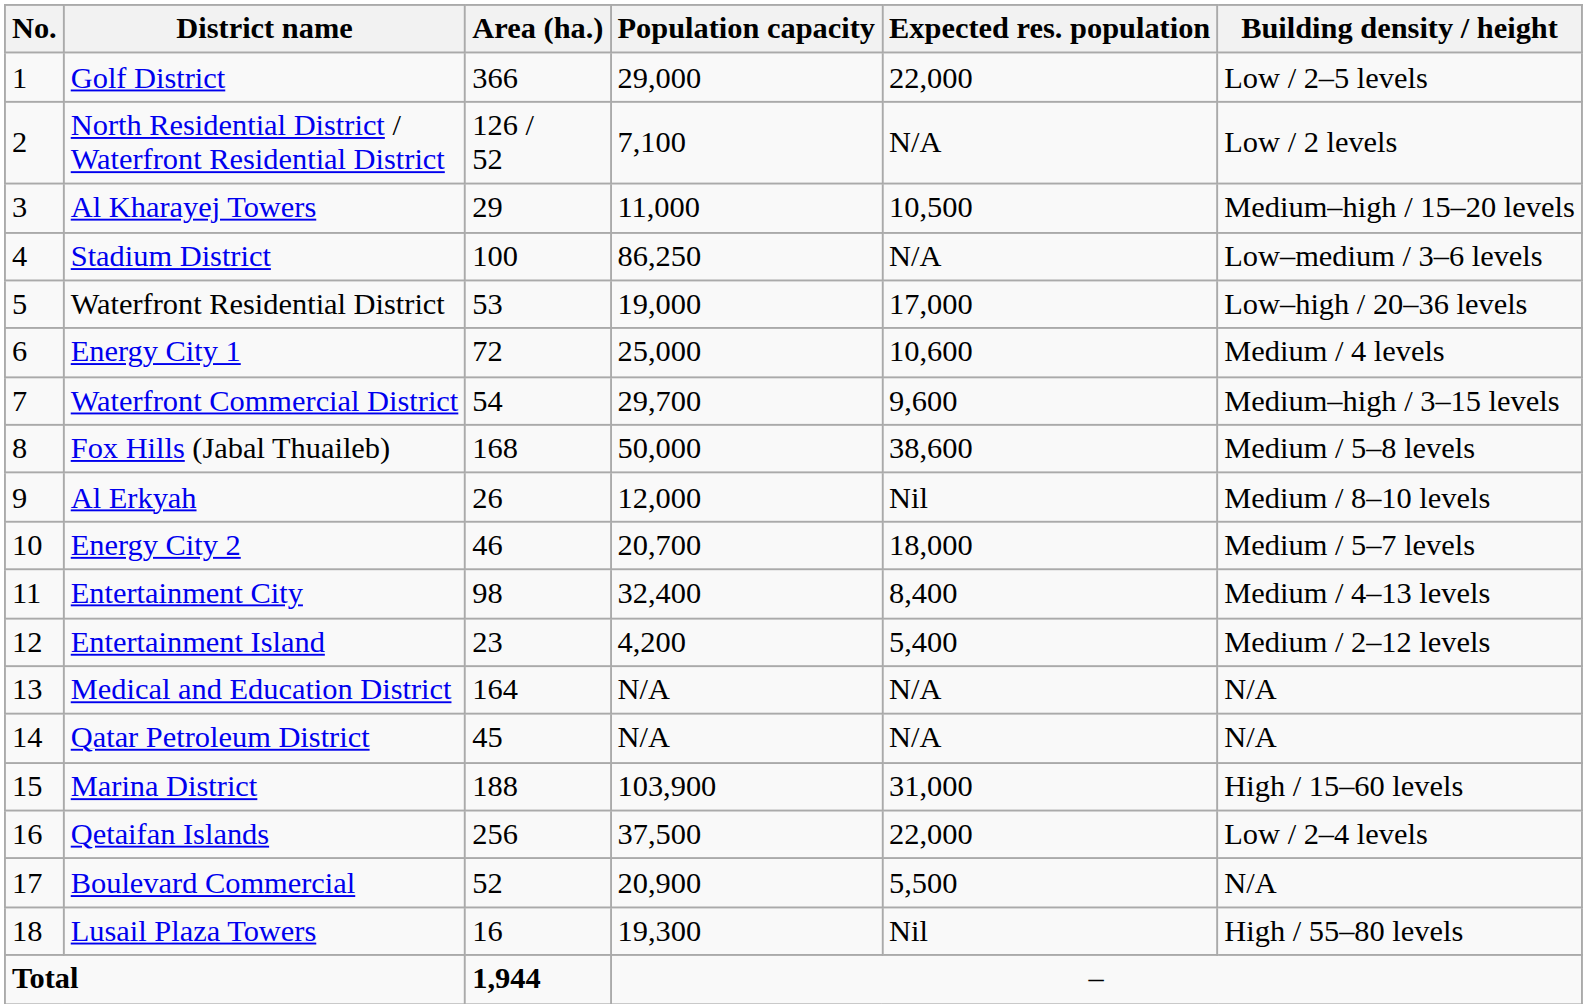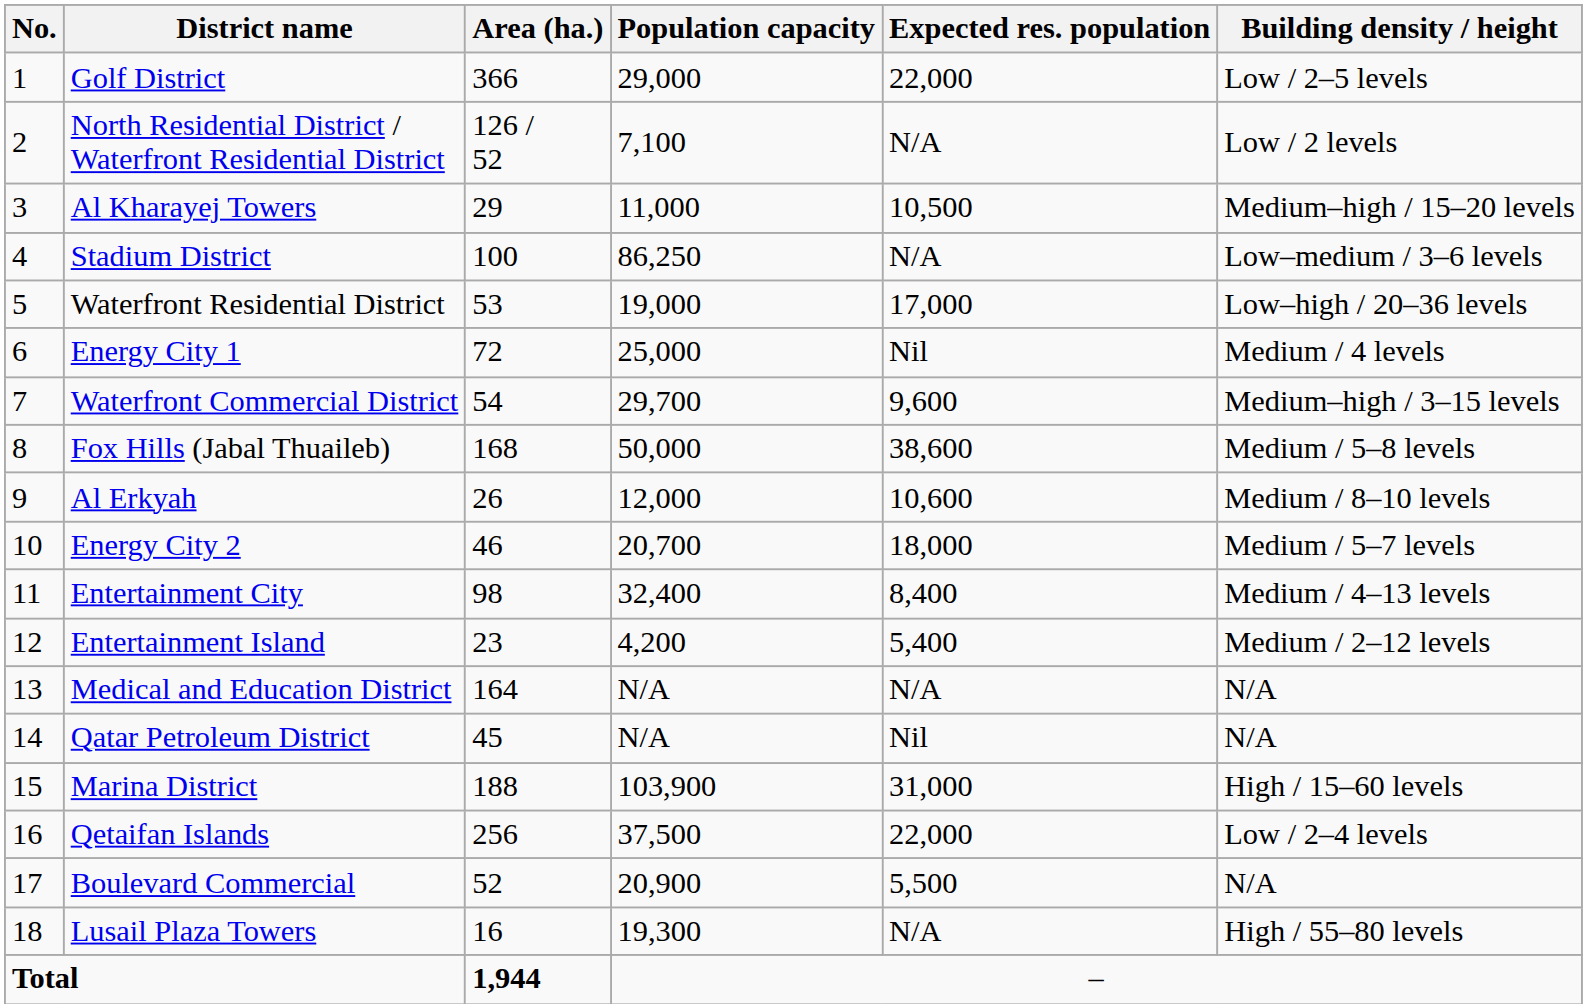(931, 352) 10,600 -> (909, 352) Nil
(909, 496) Nil -> (931, 496) 10,600
(915, 737) N/A -> (909, 737) Nil
(909, 930) Nil -> (915, 930) N/A
